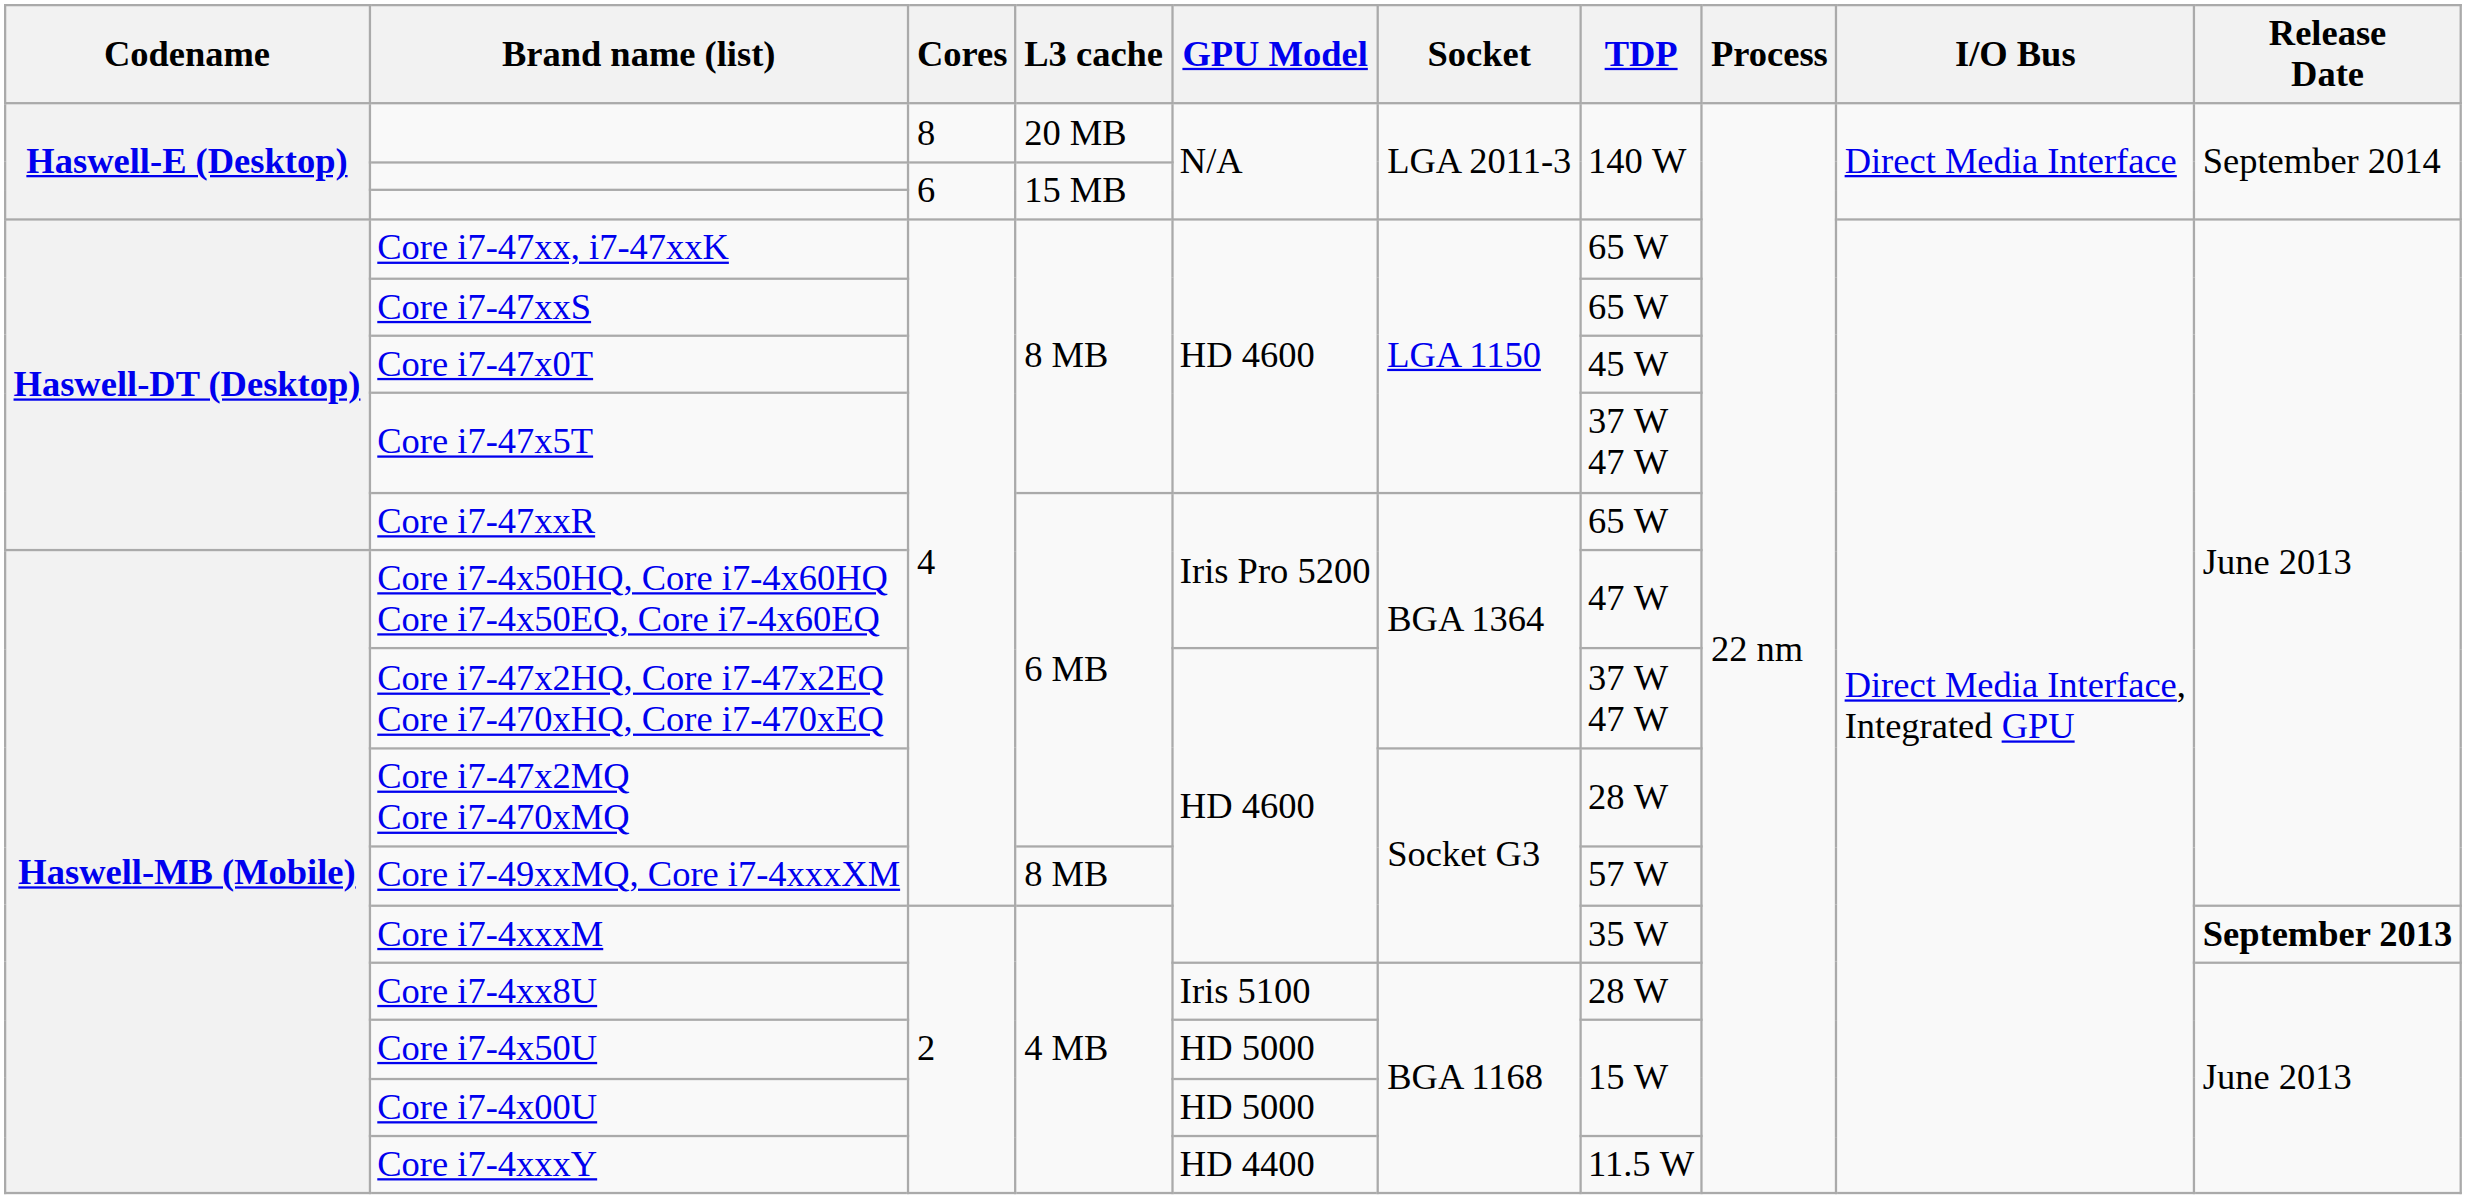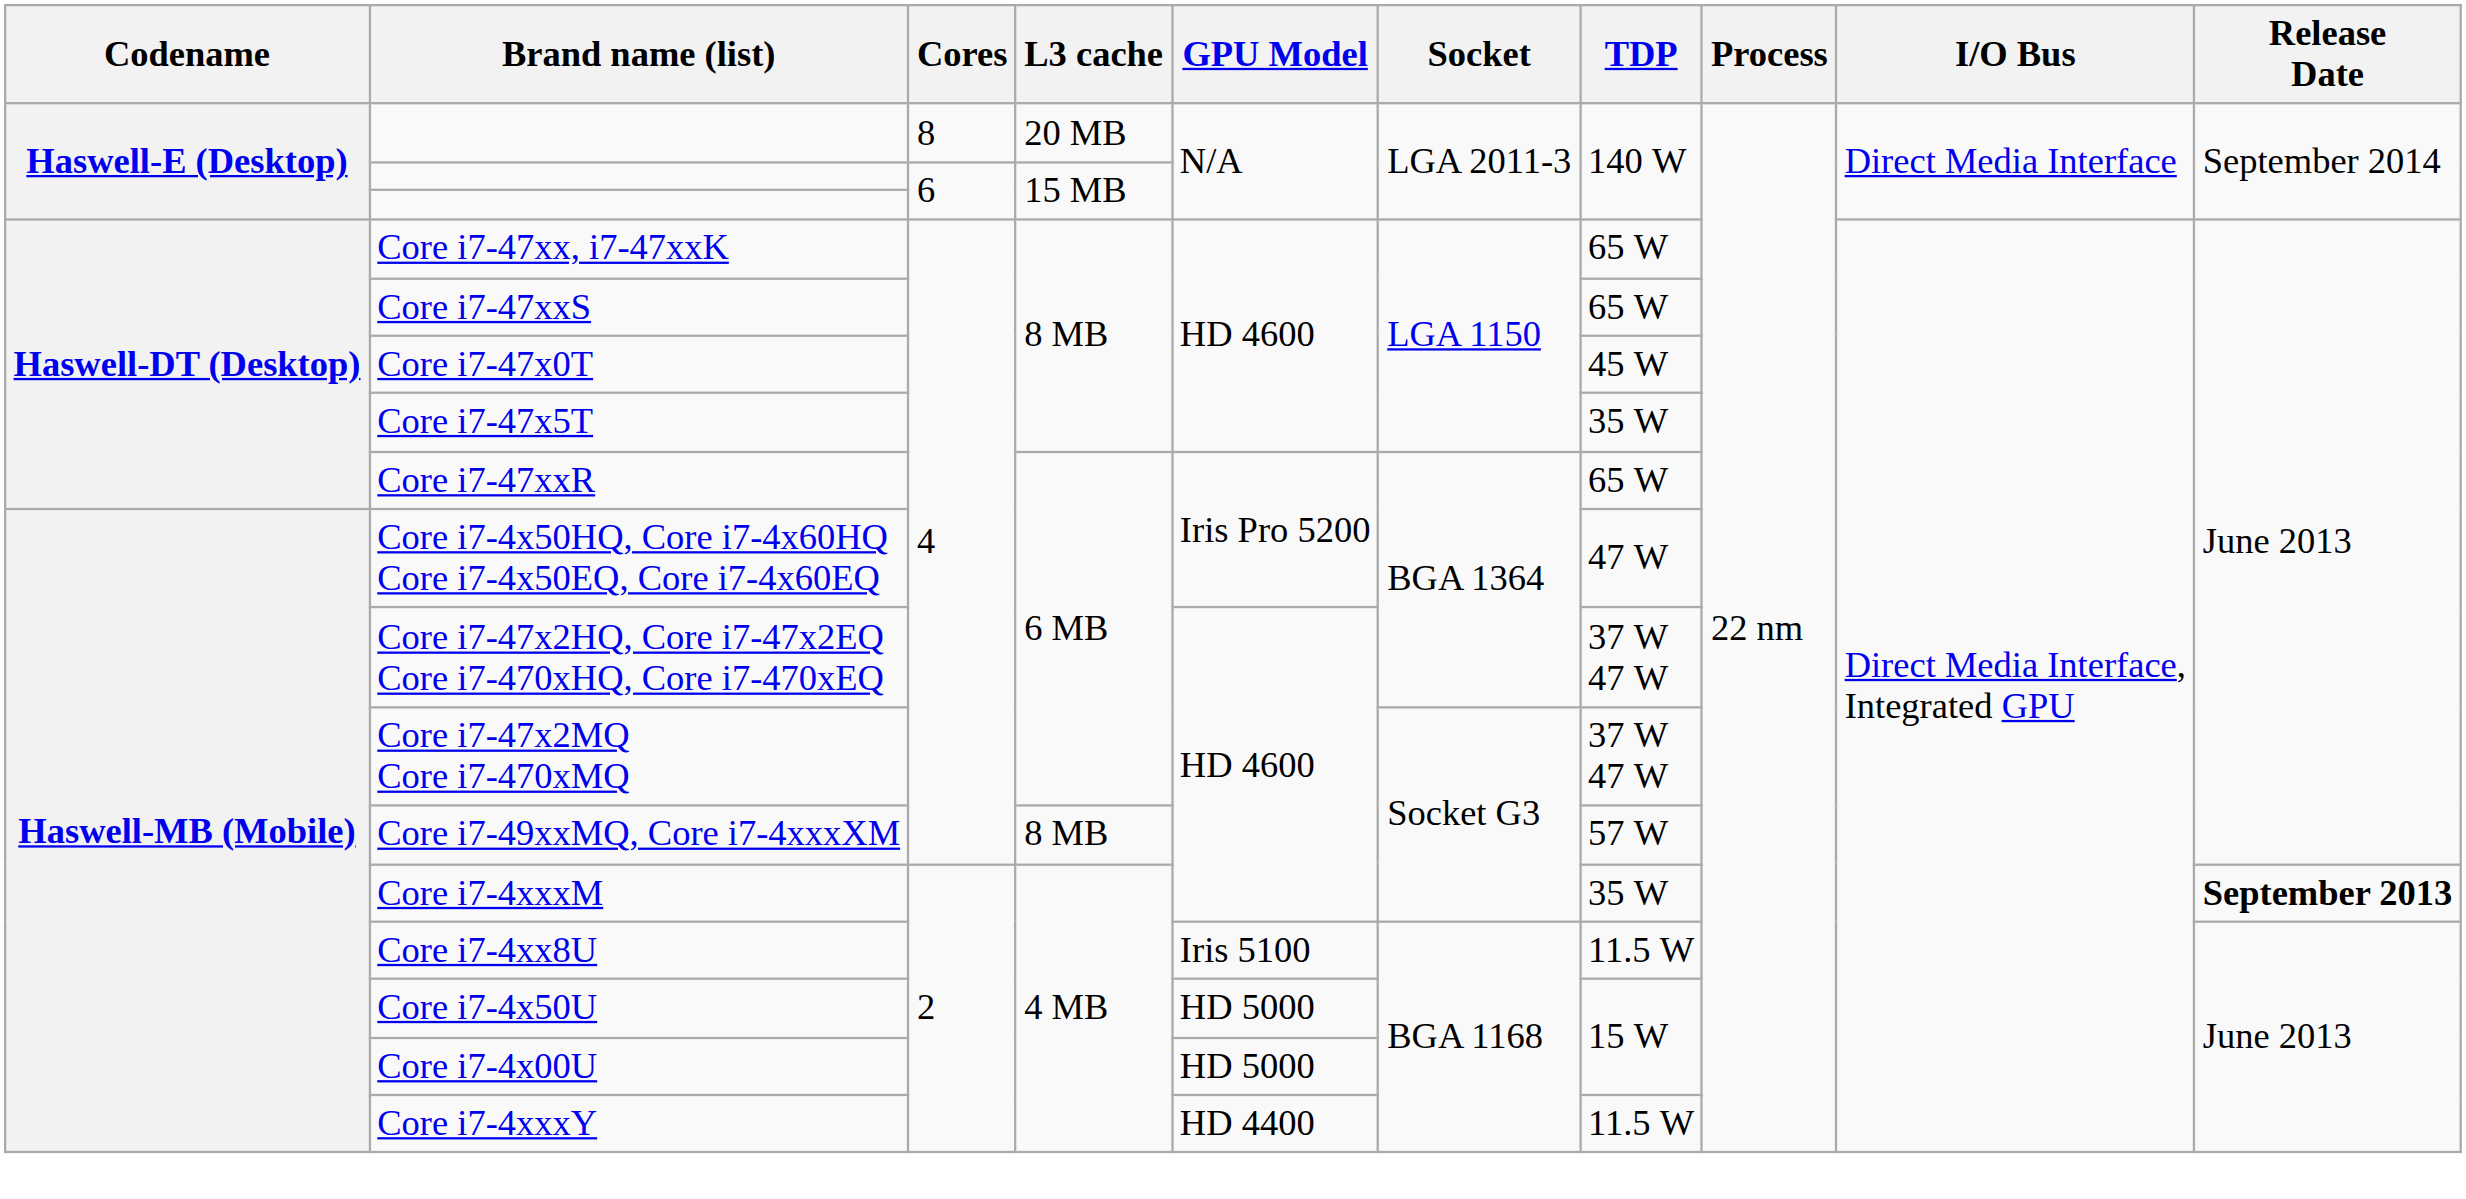(1628, 442) 37 W 47 W -> (1628, 421) 35 W
(1628, 796) 28 W -> (1628, 755) 37 W 47 W
(1628, 990) 28 W -> (1641, 949) 11.5 W
